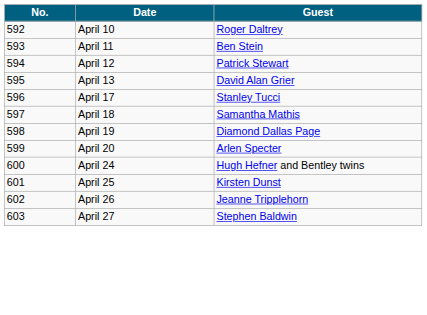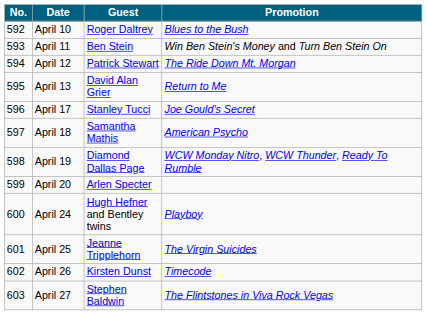+ column: (292, 13)
(249, 183) Kirsten Dunst -> (114, 249) Jeanne Tripplehorn
(262, 200) Jeanne Tripplehorn -> (119, 272) Kirsten Dunst
